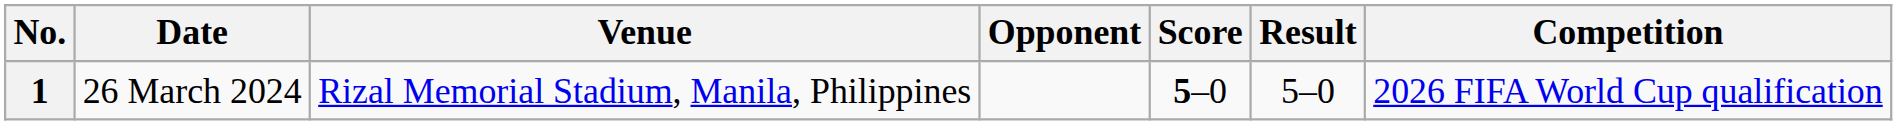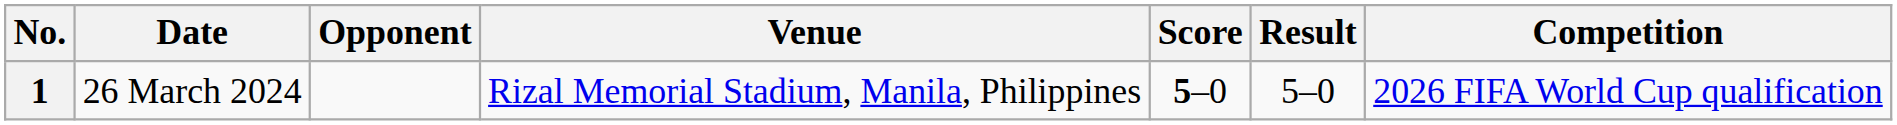columns swapped: (645, 32) <-> (1064, 32)
